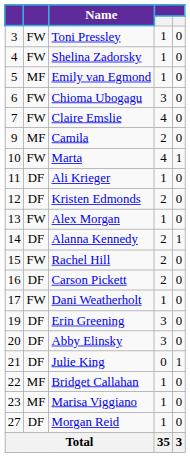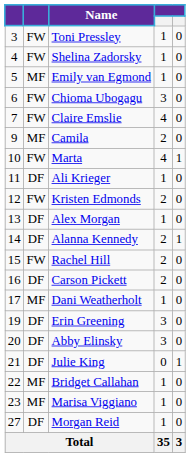(36, 198) DF -> (36, 198) FW
(36, 219) FW -> (36, 219) DF
(36, 300) FW -> (36, 300) MF
